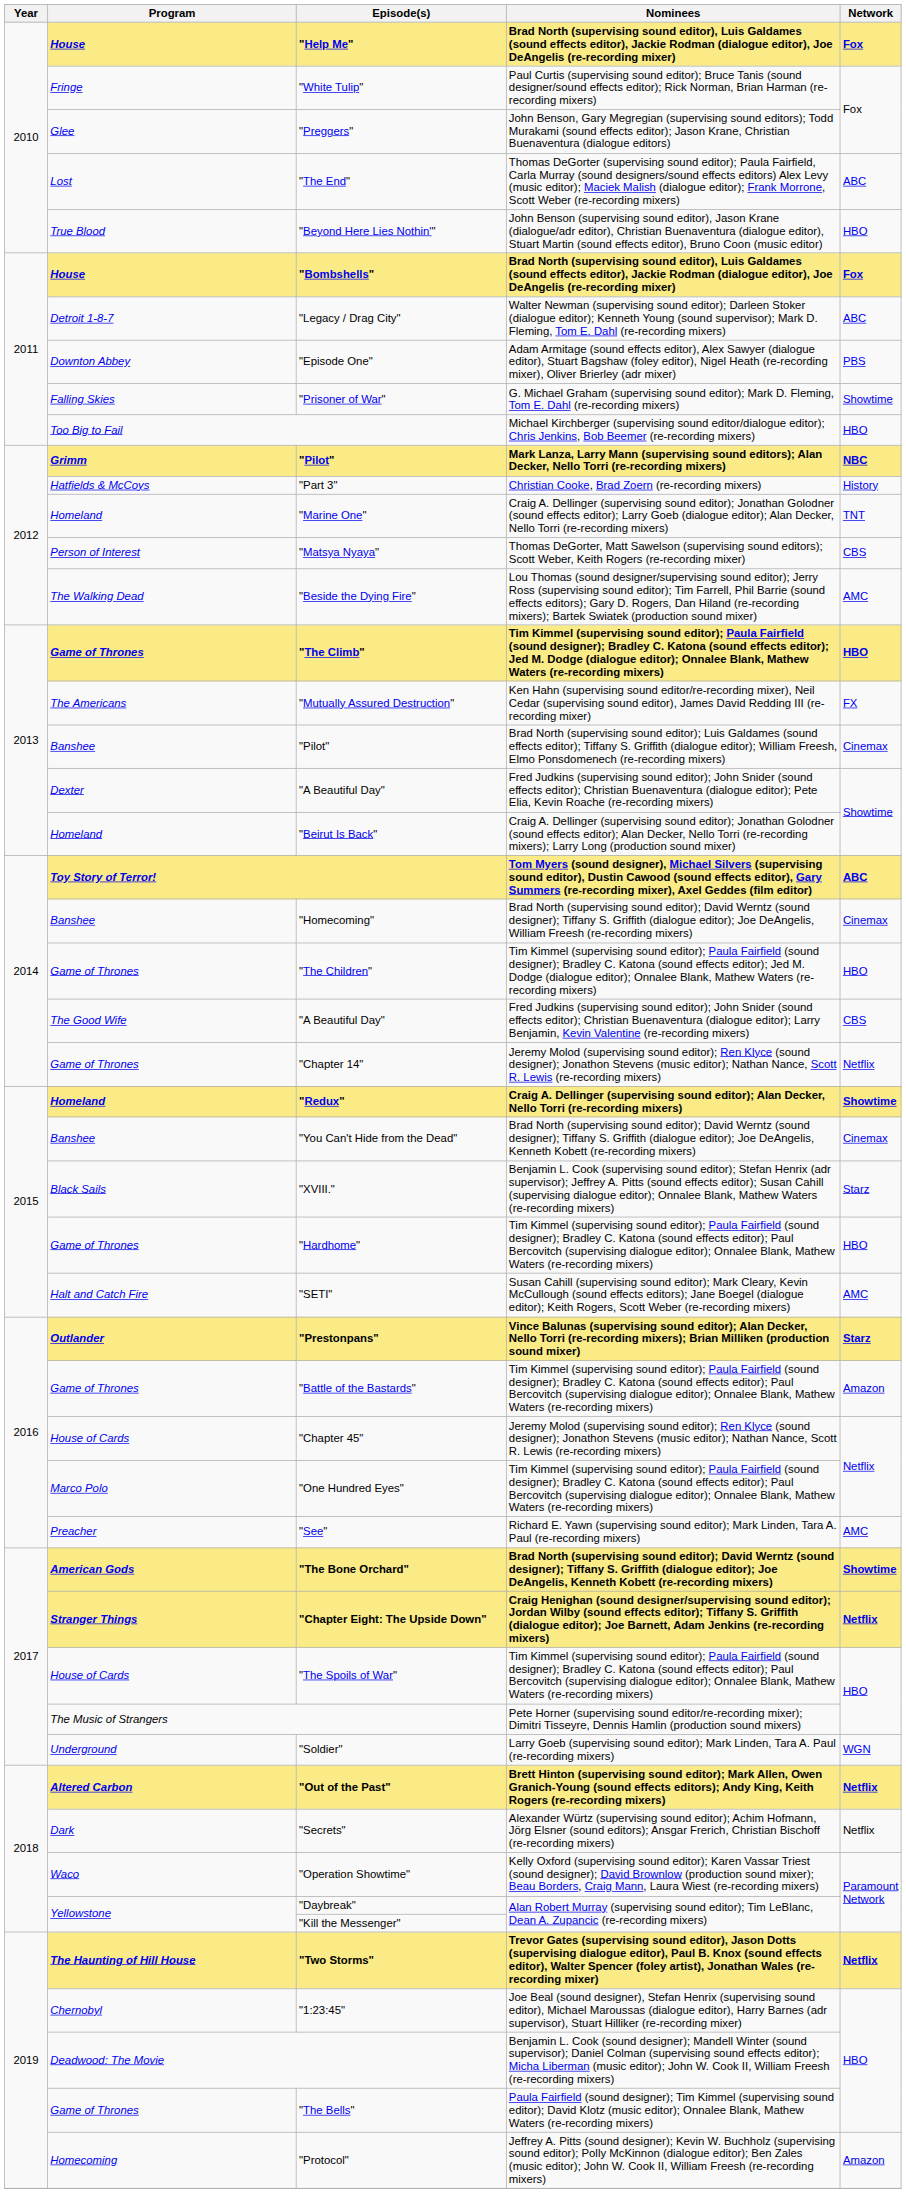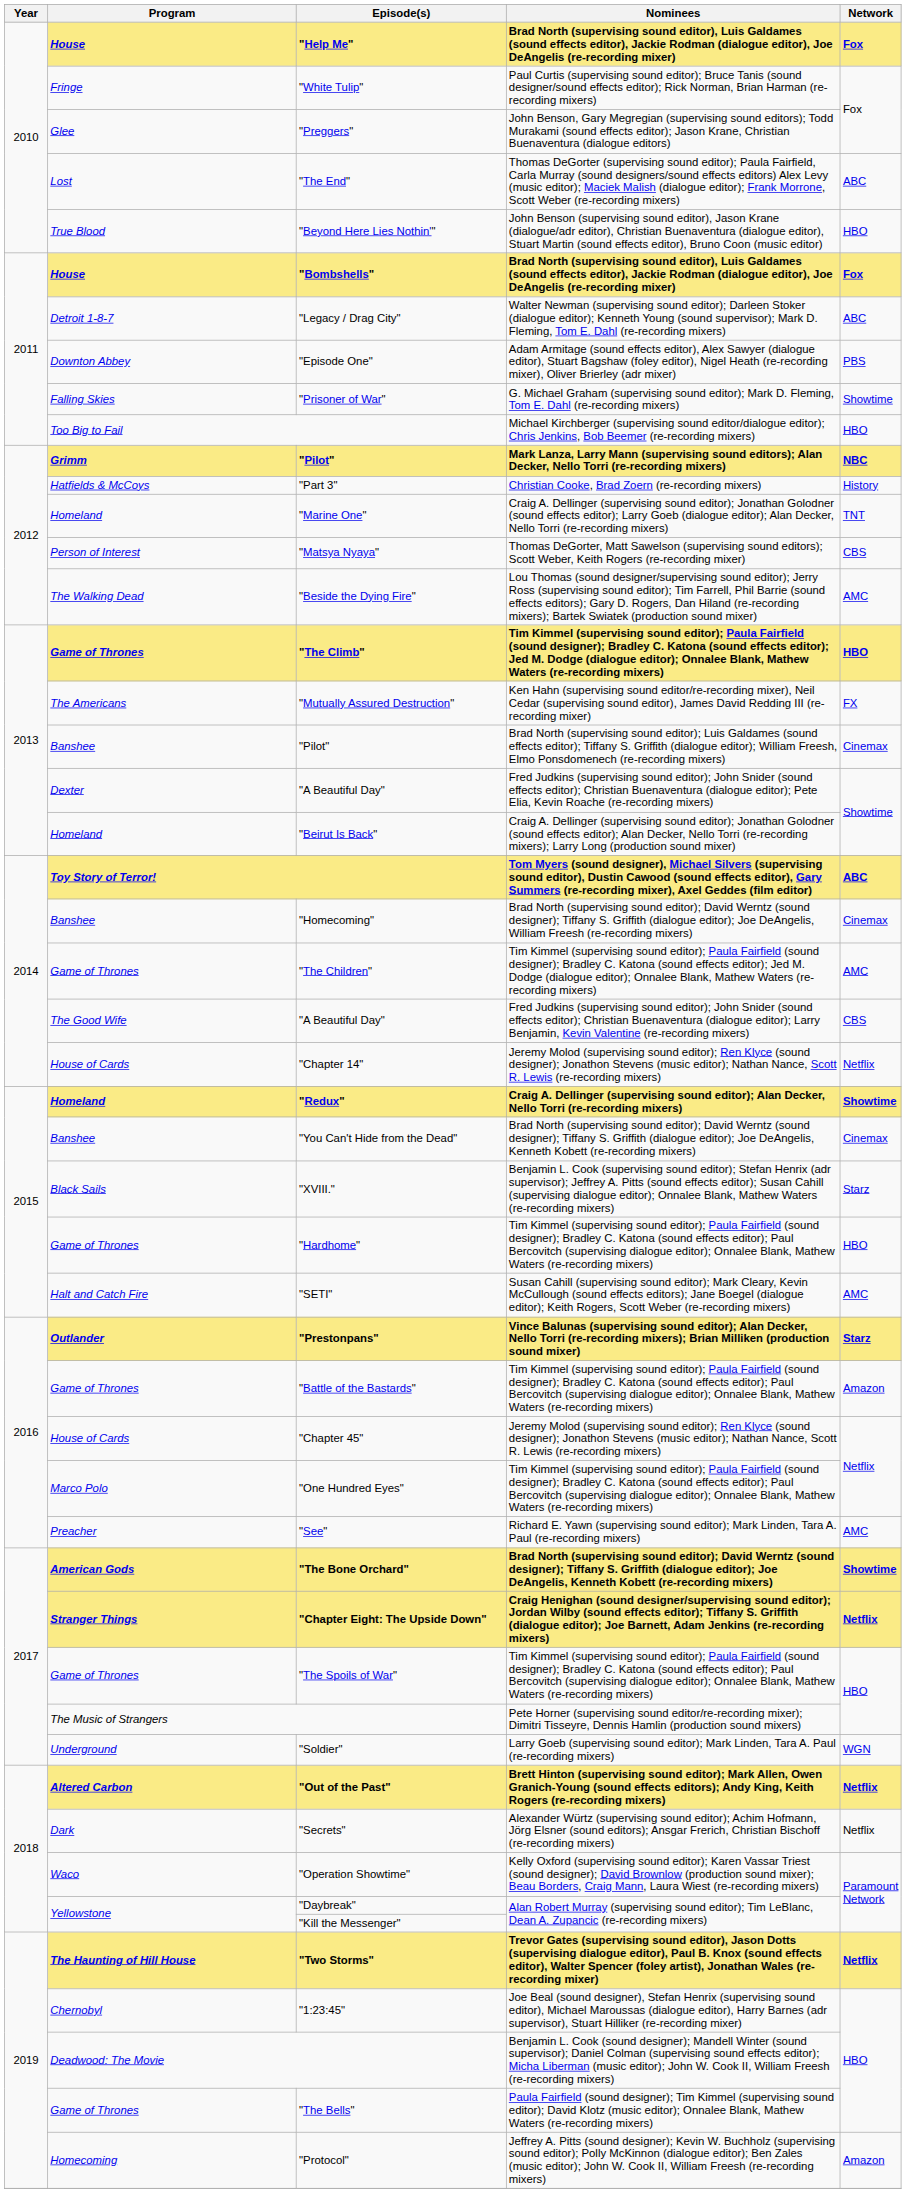(855, 971) HBO -> (856, 971) AMC
(95, 1064) Game of Thrones -> (90, 1064) House of Cards
(90, 1675) House of Cards -> (95, 1675) Game of Thrones
